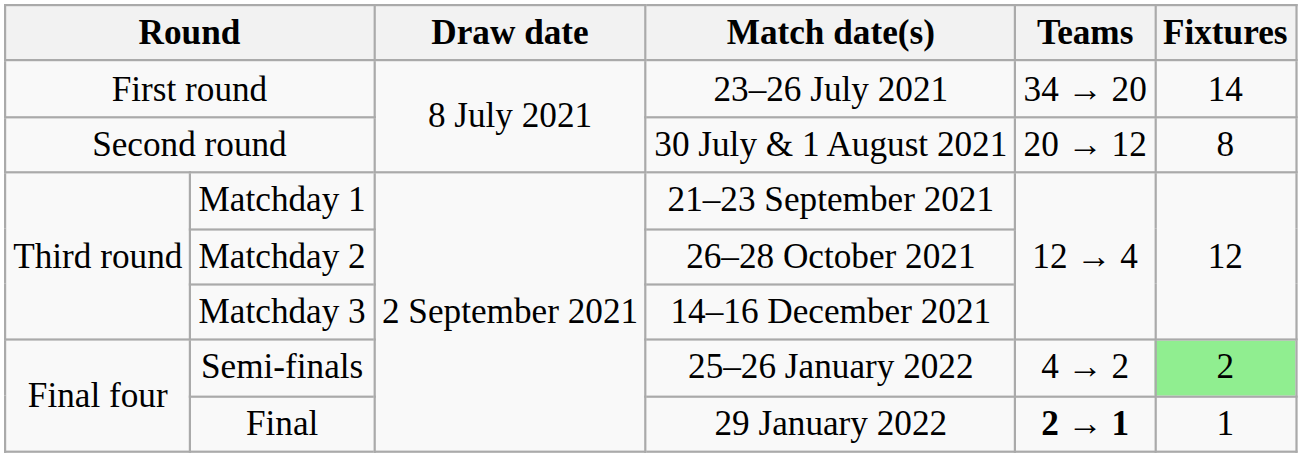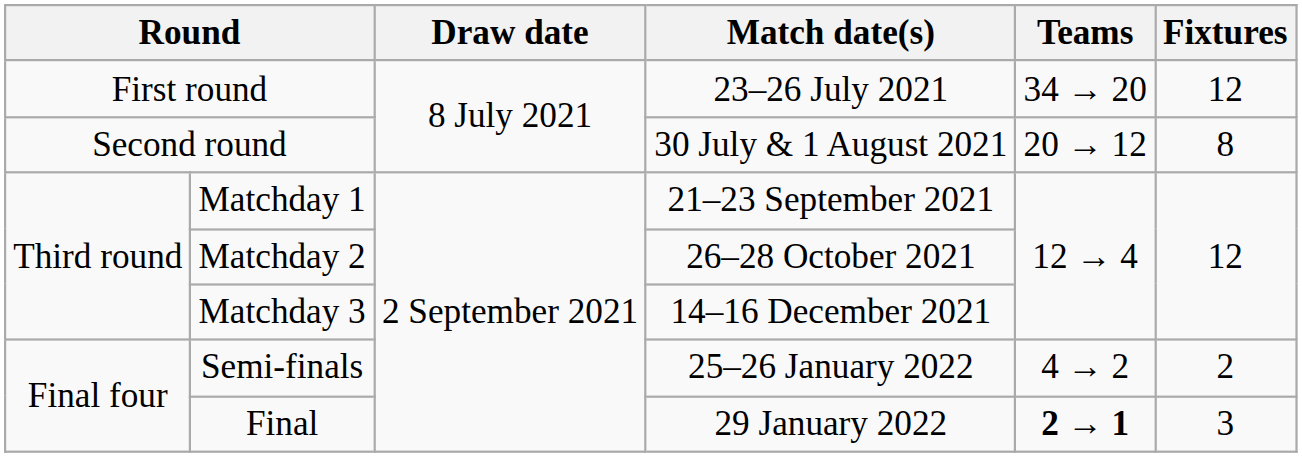(1225, 88) 14 -> (1225, 88) 12
(1225, 367) lightgreen background -> (1225, 367) no background
(1225, 423) 1 -> (1225, 423) 3
